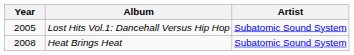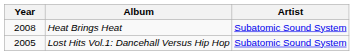rows swapped: (85, 43) <-> (139, 27)
